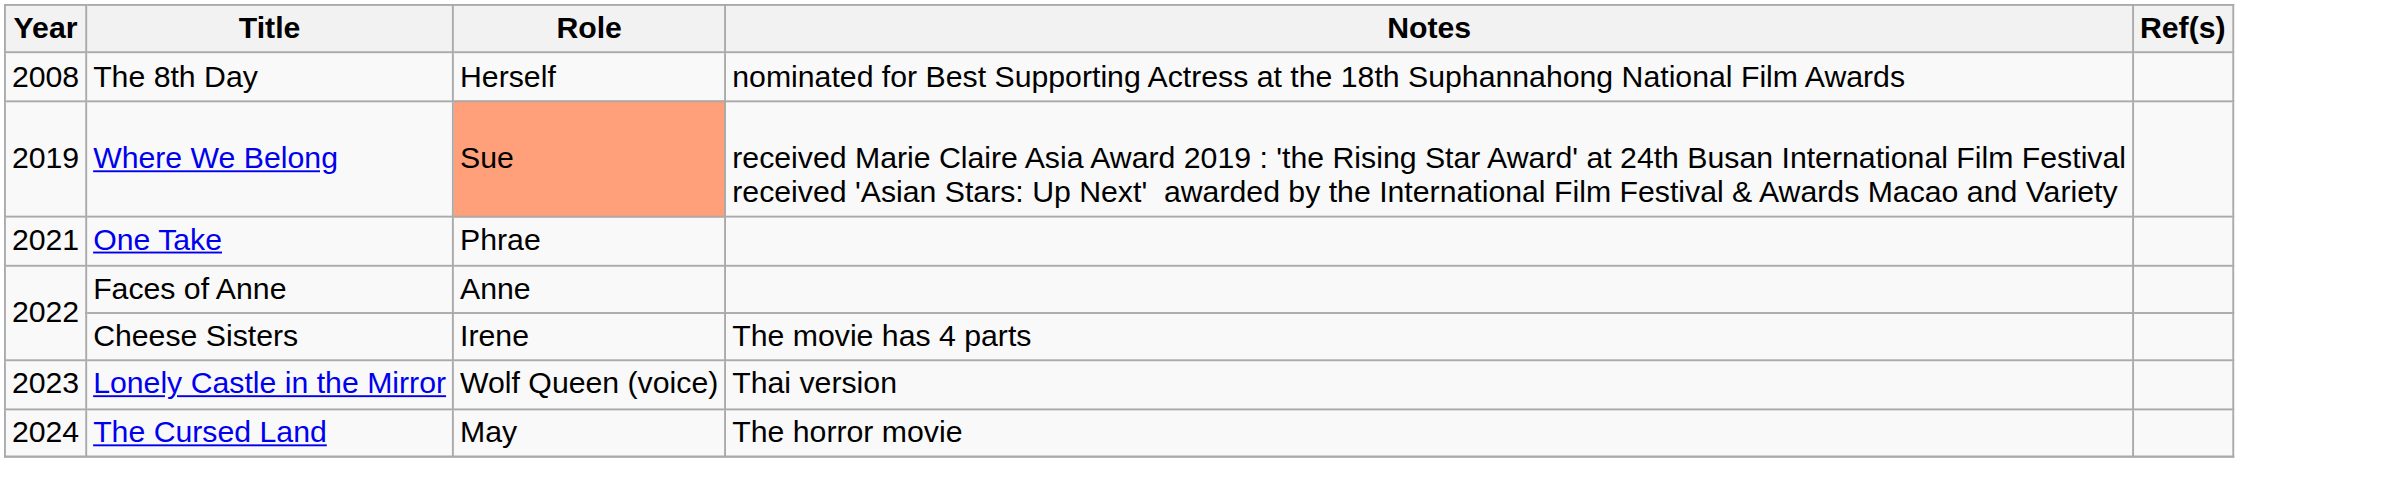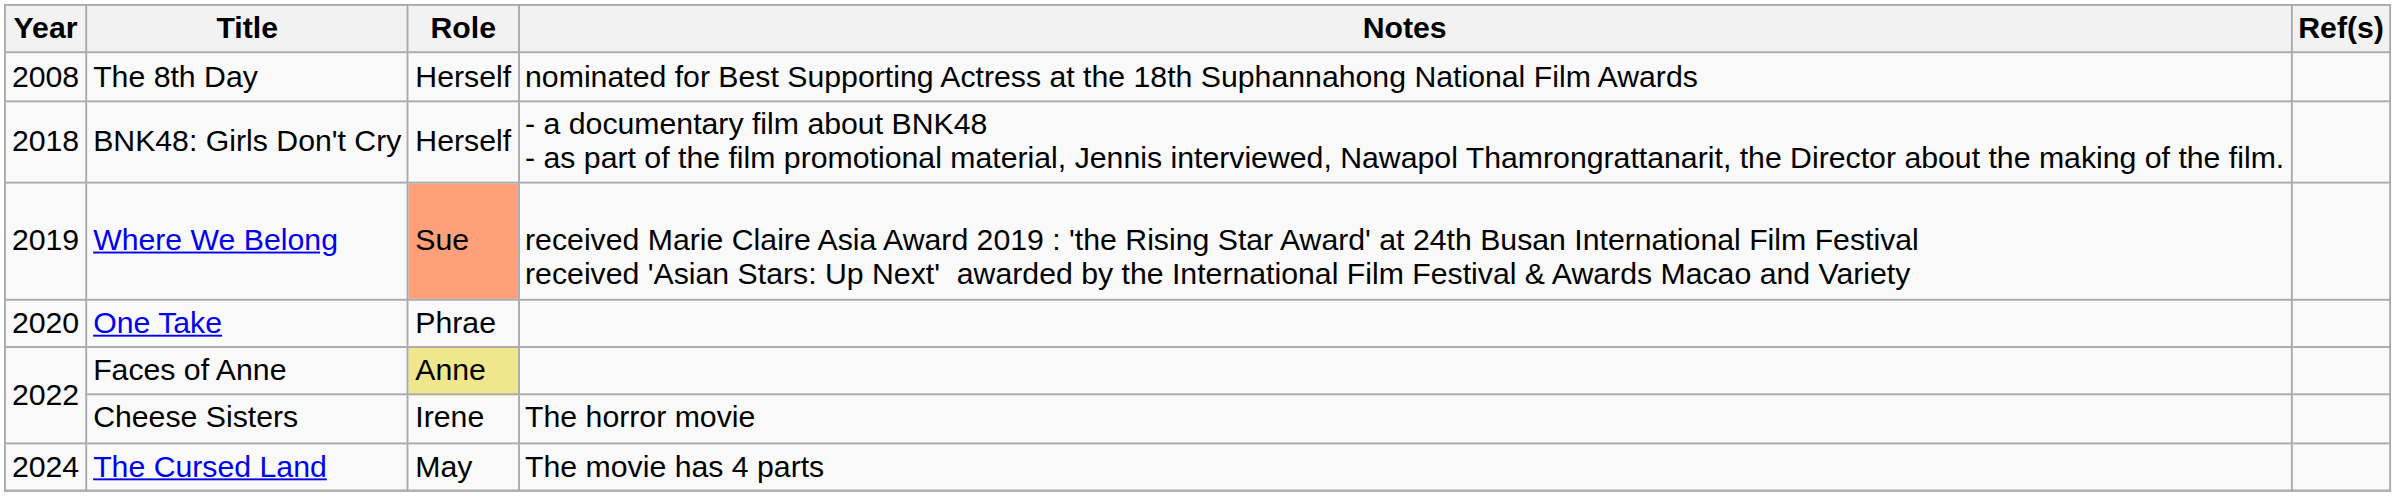+ row: (247, 141)
(46, 240) 2021 -> (46, 322) 2020
(495, 288) no background -> (451, 370) khaki background
(882, 336) The movie has 4 parts -> (640, 418) The horror movie
- row: (270, 384)
(847, 432) The horror movie -> (675, 466) The movie has 4 parts
